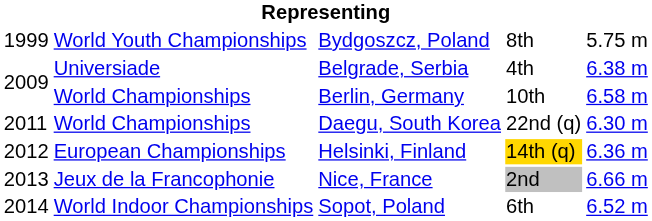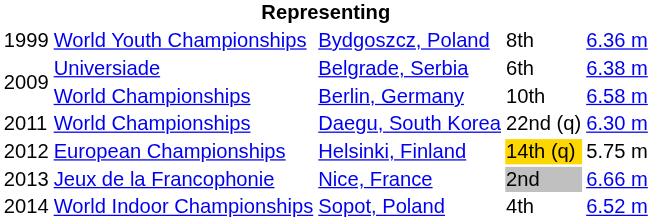(617, 40) 5.75 m -> (617, 40) 6.36 m
(520, 68) 4th -> (520, 68) 6th
(617, 151) 6.36 m -> (617, 151) 5.75 m
(520, 207) 6th -> (520, 207) 4th
